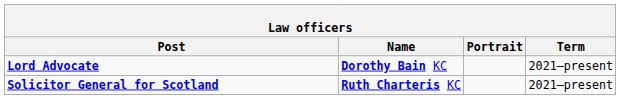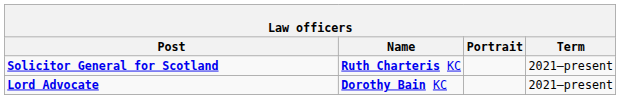rows swapped: (53, 66) <-> (113, 85)
